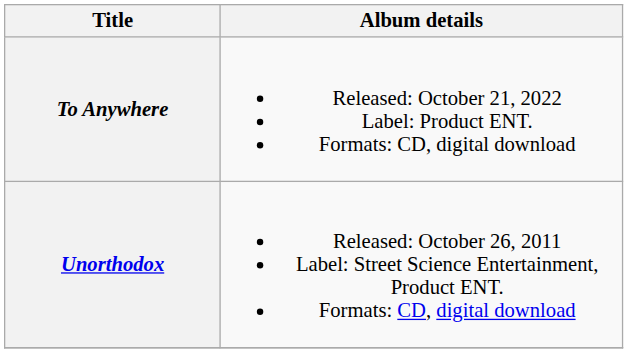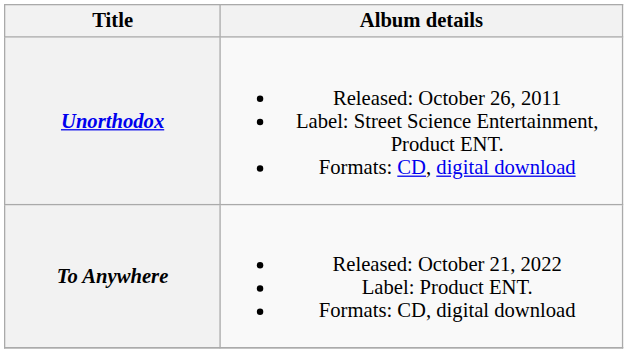rows swapped: (113, 264) <-> (113, 109)
